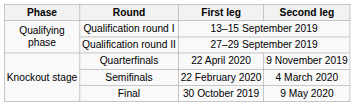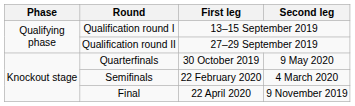(221, 61) 22 April 2020 -> (221, 61) 30 October 2019
(307, 61) 9 November 2019 -> (307, 61) 9 May 2020
(221, 93) 30 October 2019 -> (221, 93) 22 April 2020
(307, 93) 9 May 2020 -> (307, 93) 9 November 2019
